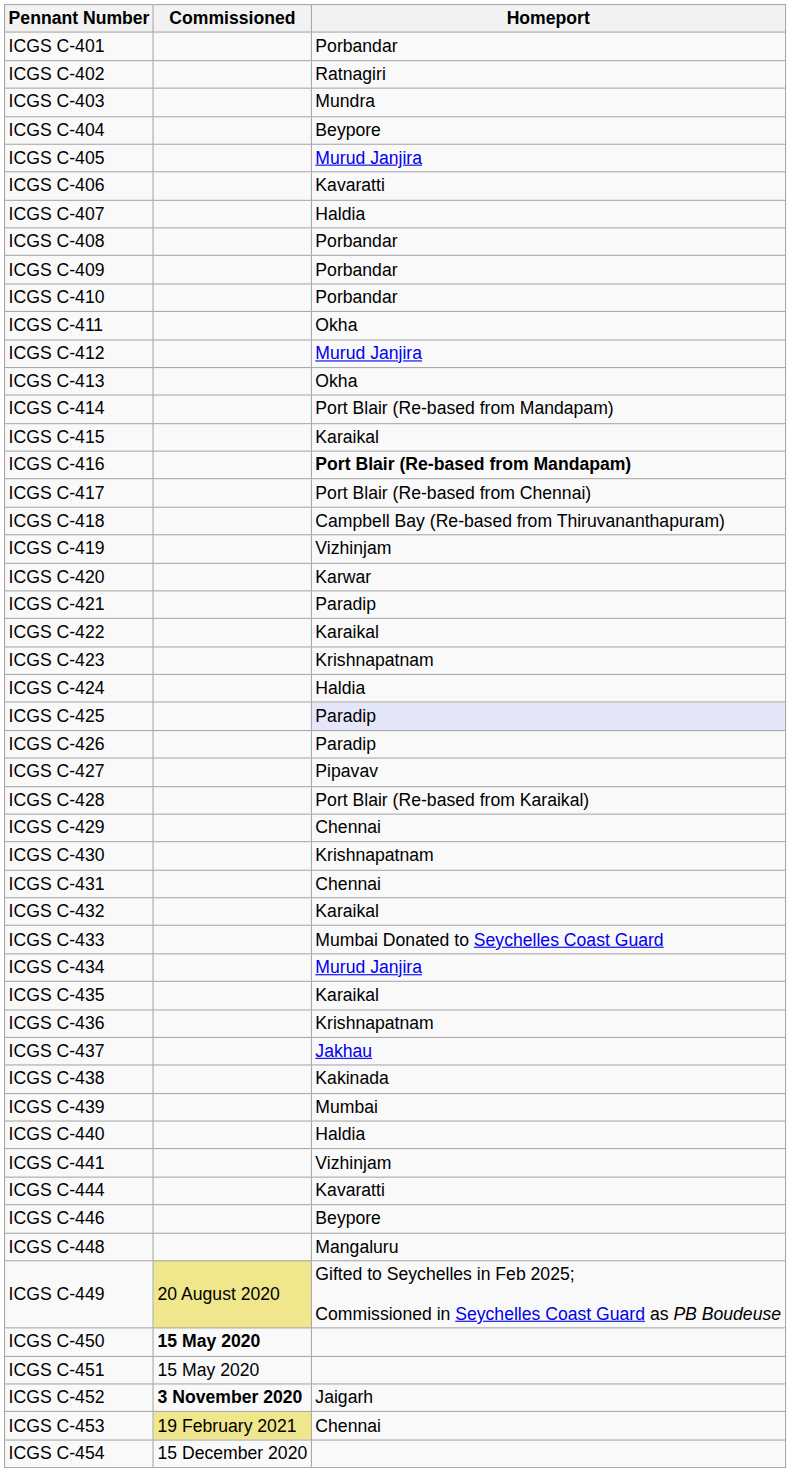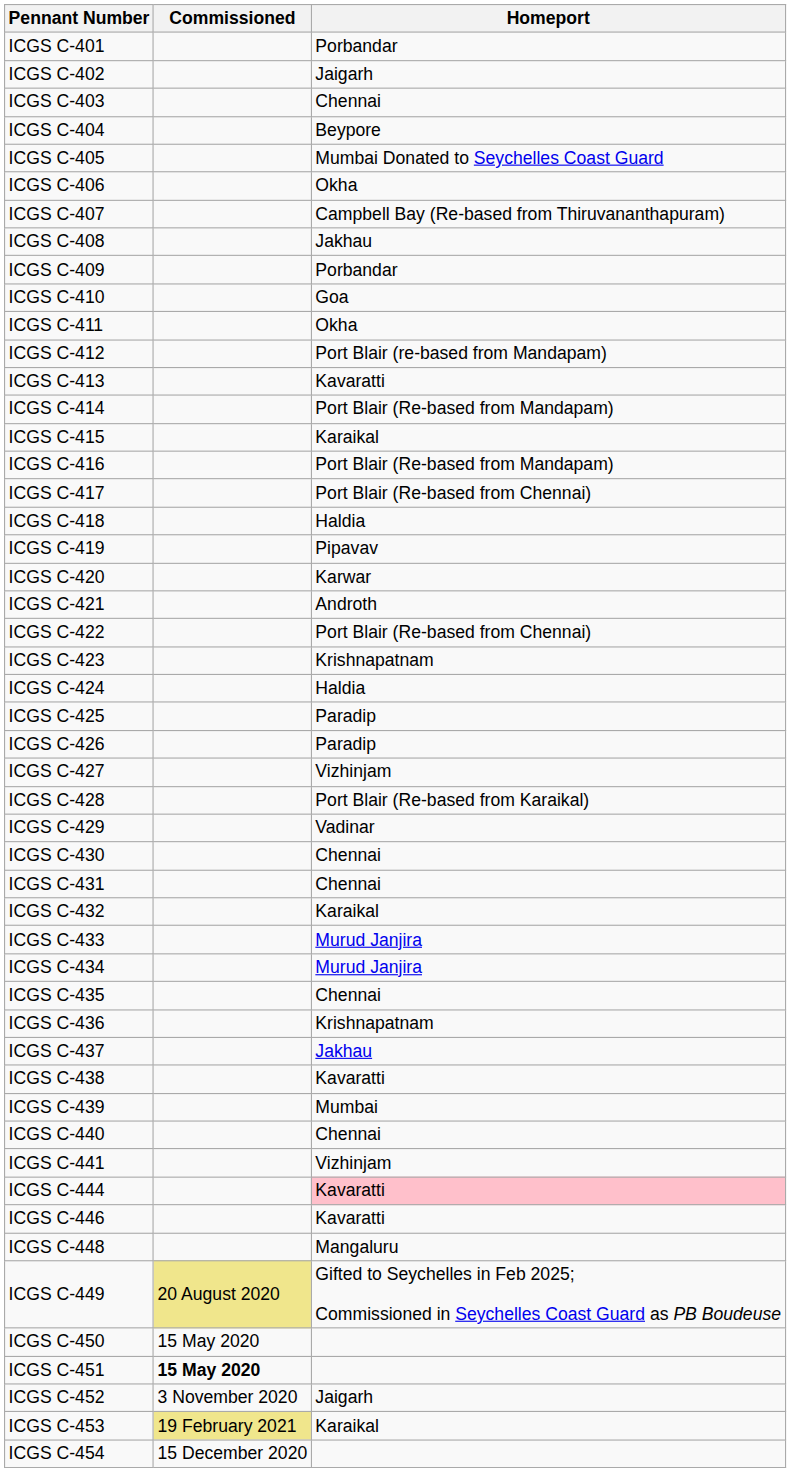(351, 74) Ratnagiri -> (344, 74) Jaigarh
(345, 102) Mundra -> (348, 102) Chennai
(369, 158) Murud Janjira -> (489, 158) Mumbai Donated to Seychelles Coast Guard
(350, 185) Kavaratti -> (336, 185) Okha
(340, 213) Haldia -> (520, 213) Campbell Bay (Re-based from Thiruvananthapuram)
(356, 241) Porbandar -> (344, 241) Jakhau
(356, 297) Porbandar -> (332, 297) Goa
(369, 353) Murud Janjira -> (461, 353) Port Blair (re-based from Mandapam)
(336, 381) Okha -> (350, 381) Kavaratti
(473, 465) bold -> (465, 465) normal
(520, 520) Campbell Bay (Re-based from Thiruvananthapuram) -> (340, 520) Haldia
(353, 548) Vizhinjam -> (347, 548) Pipavav
(346, 604) Paradip -> (346, 604) Androth
(347, 632) Karaikal -> (453, 632) Port Blair (Re-based from Chennai)
(346, 716) lavender background -> (346, 716) no background
(347, 772) Pipavav -> (353, 772) Vizhinjam
(348, 827) Chennai -> (345, 827) Vadinar
(375, 855) Krishnapatnam -> (348, 855) Chennai
(489, 939) Mumbai Donated to Seychelles Coast Guard -> (369, 939) Murud Janjira
(347, 995) Karaikal -> (348, 995) Chennai
(352, 1079) Kakinada -> (350, 1079) Kavaratti
(340, 1134) Haldia -> (348, 1134) Chennai
(350, 1190) no background -> (350, 1190) pink background
(348, 1218) Beypore -> (350, 1218) Kavaratti
(209, 1342) bold -> (208, 1342) normal
(208, 1369) normal -> (209, 1369) bold
(230, 1397) bold -> (227, 1397) normal
(348, 1425) Chennai -> (347, 1425) Karaikal
